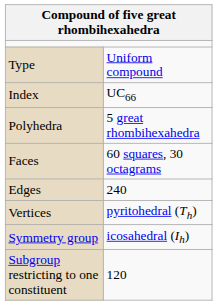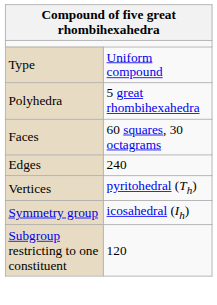- row: (24, 95)
